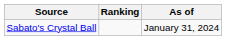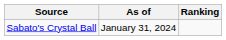columns swapped: (120, 12) <-> (182, 12)
